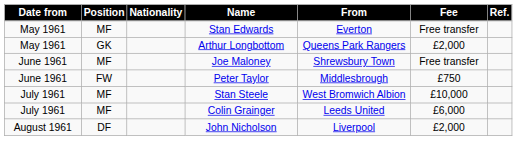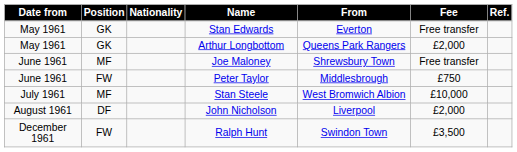(104, 29) MF -> (104, 29) GK
- row: (241, 111)
+ row: (241, 133)
